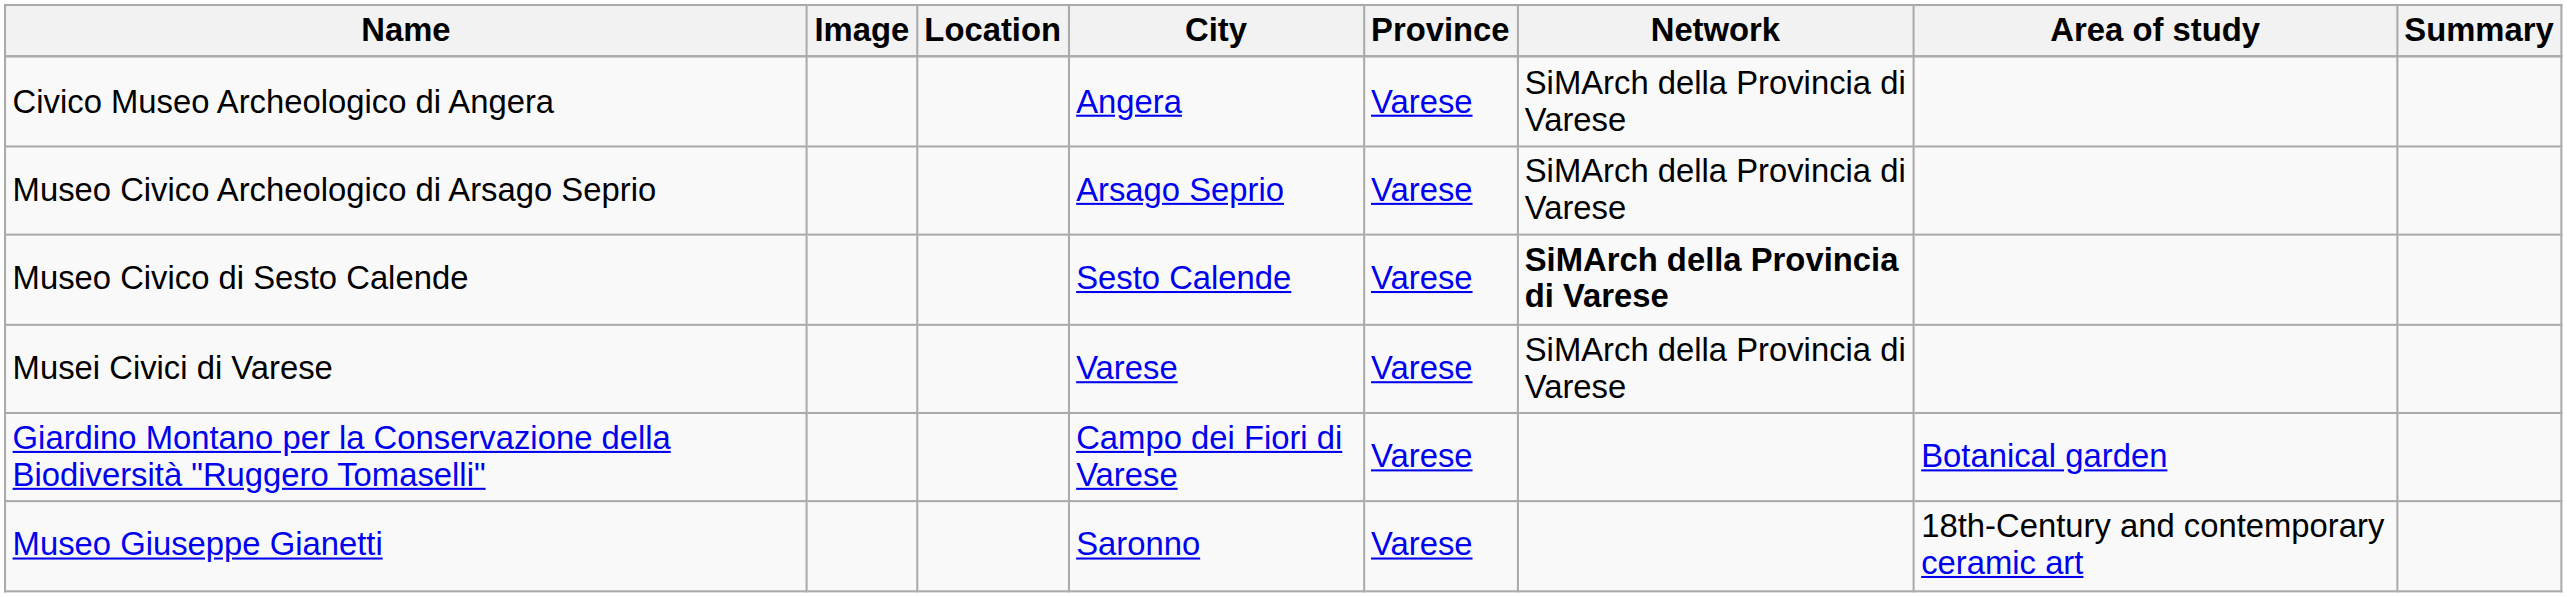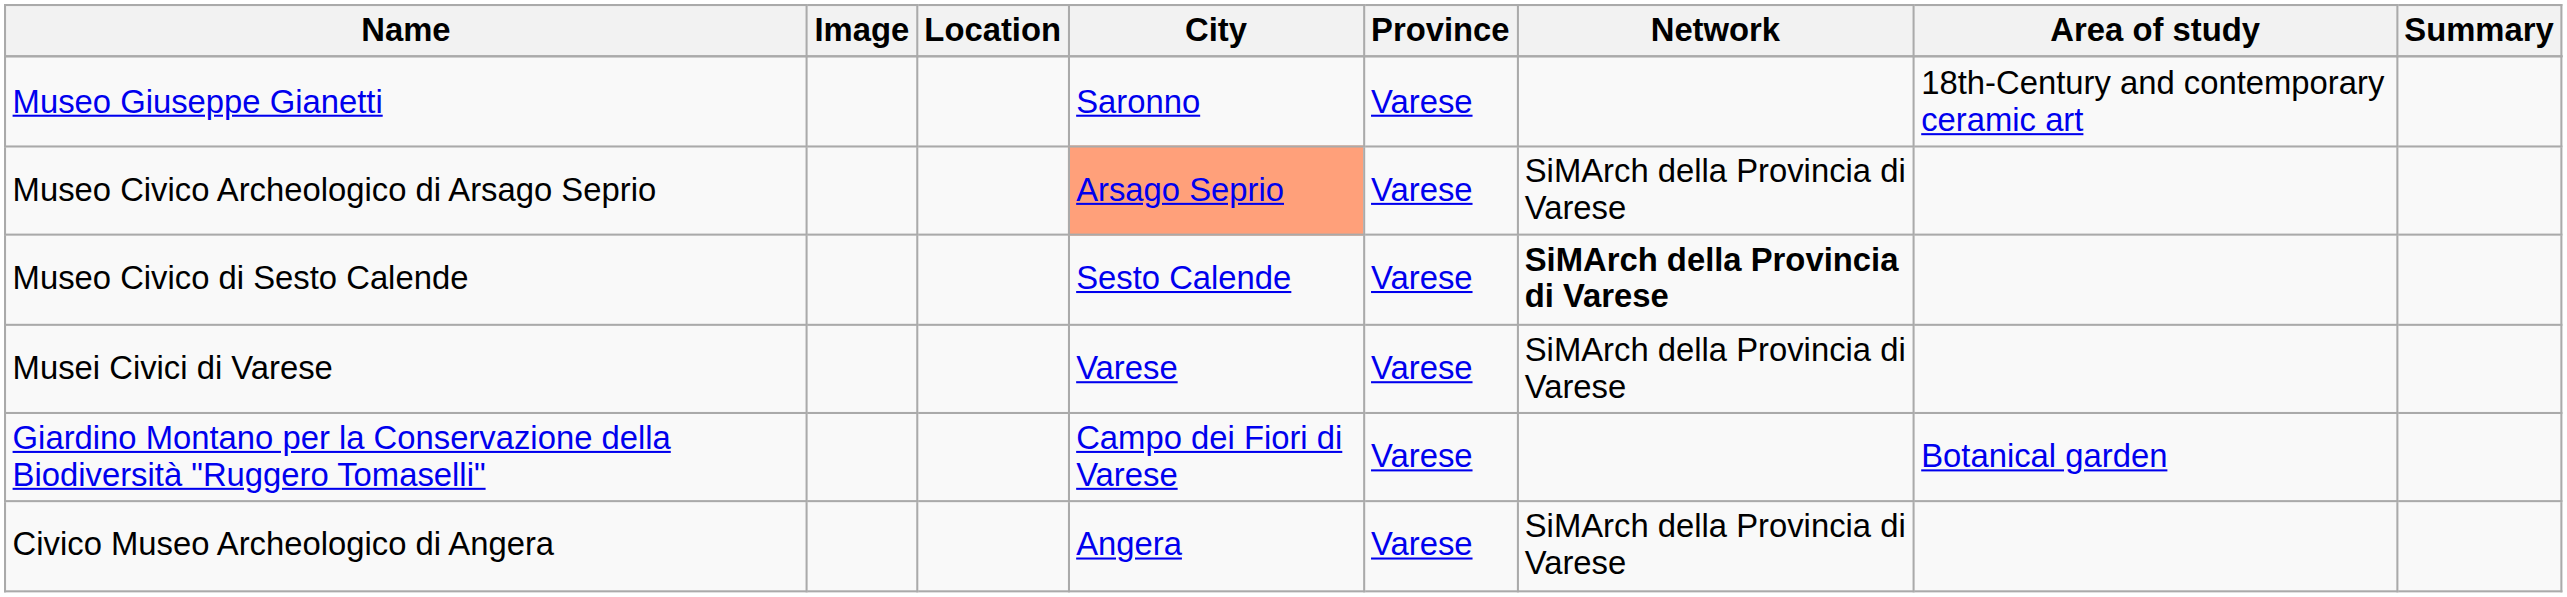rows swapped: (283, 100) <-> (198, 545)
(1180, 189) no background -> (1180, 189) lightsalmon background
